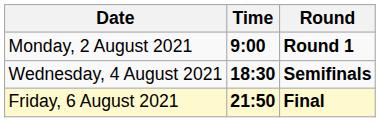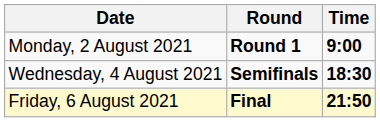columns swapped: (253, 18) <-> (328, 18)
